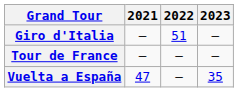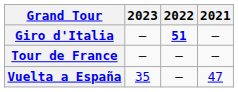columns swapped: (143, 15) <-> (215, 15)
(179, 35) normal -> (179, 35) bold
